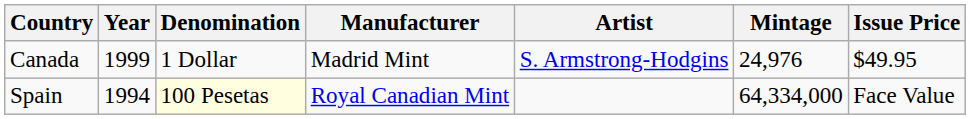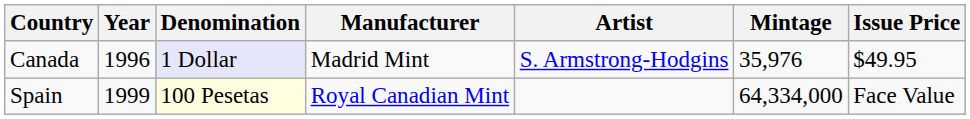(127, 59) 1999 -> (127, 59) 1996
(199, 59) no background -> (199, 59) lavender background
(771, 59) 24,976 -> (771, 59) 35,976
(127, 95) 1994 -> (127, 95) 1999
